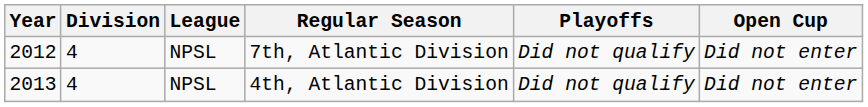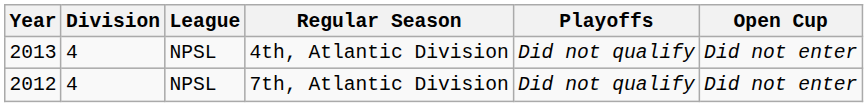rows swapped: (379, 53) <-> (379, 85)
